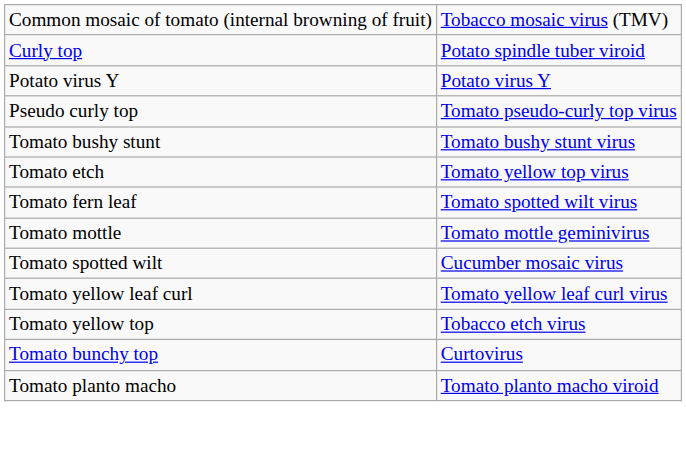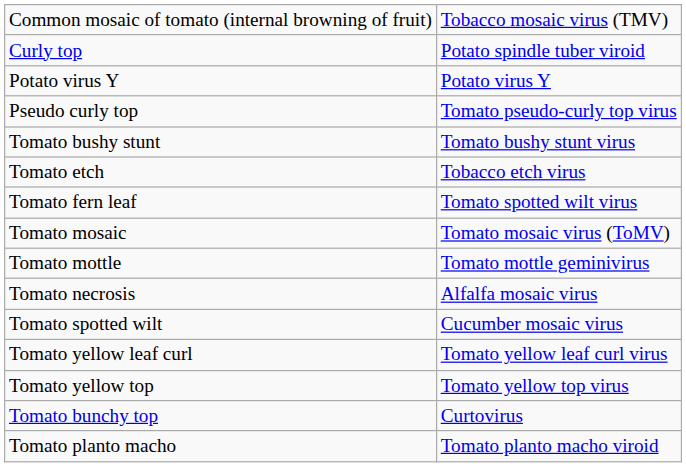(535, 171) Tomato yellow top virus -> (513, 171) Tobacco etch virus
+ row: (68, 232)
+ row: (72, 293)
(513, 324) Tobacco etch virus -> (535, 385) Tomato yellow top virus
